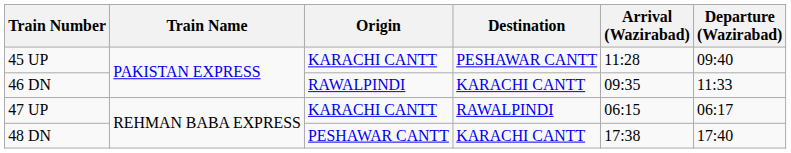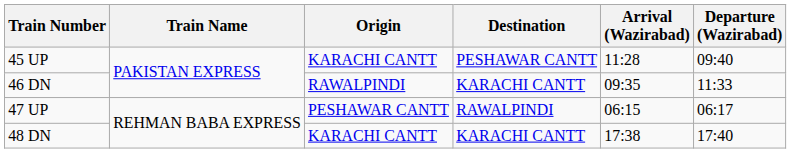(373, 110) KARACHI CANTT -> (378, 110) PESHAWAR CANTT
(378, 135) PESHAWAR CANTT -> (373, 135) KARACHI CANTT
